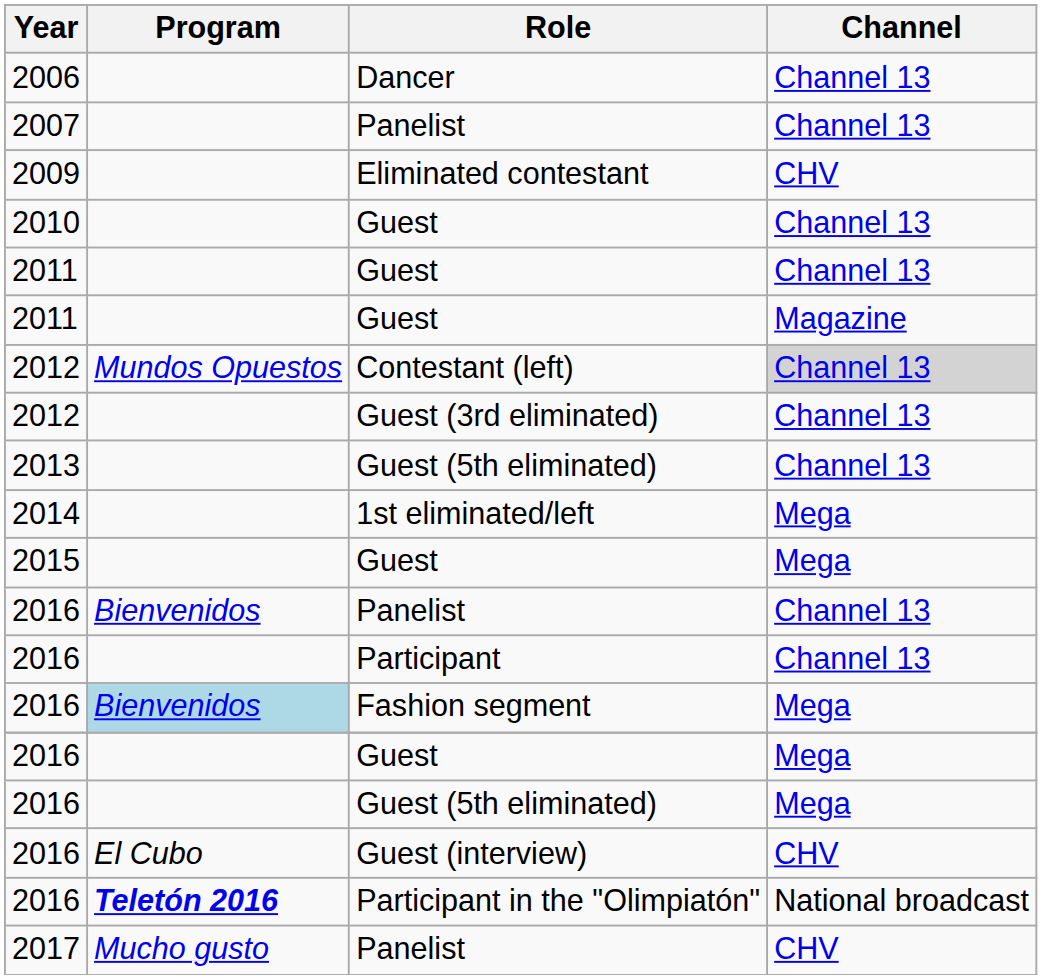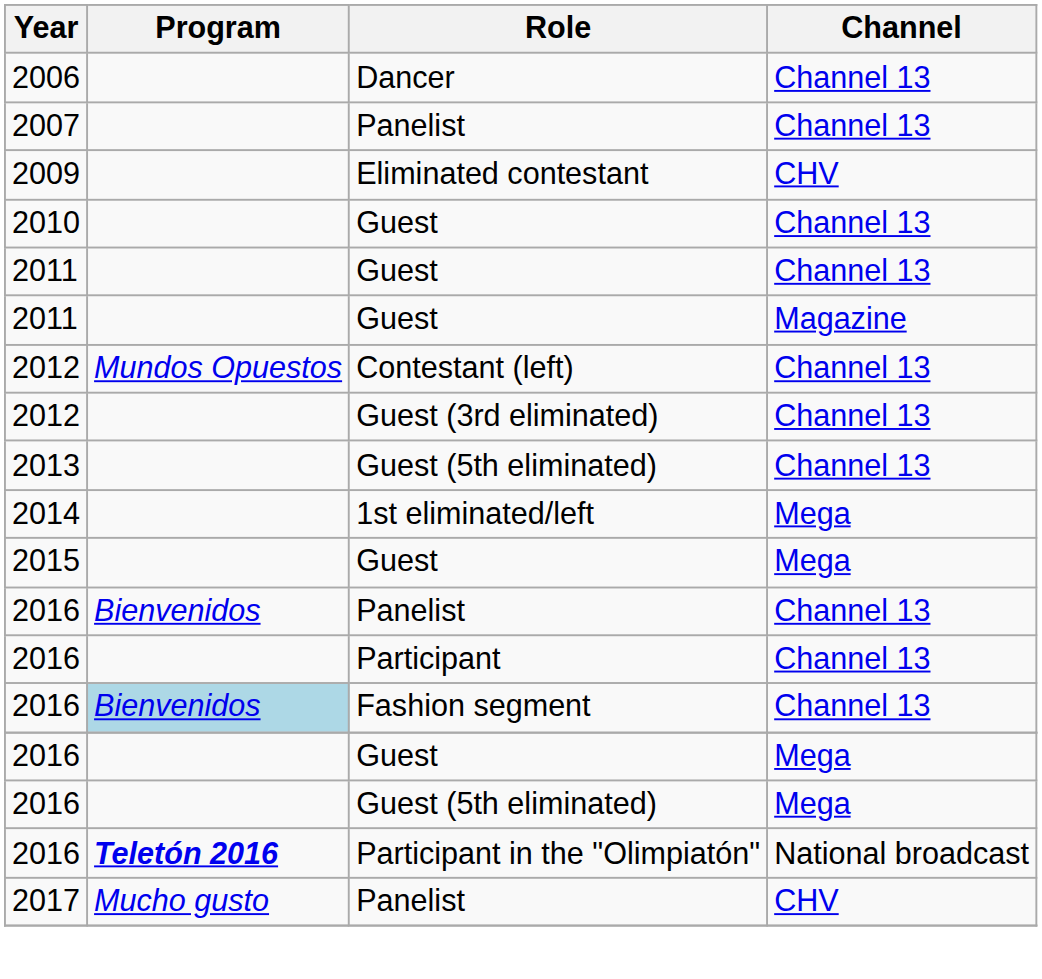(852, 367) lightgrey background -> (852, 367) no background
(812, 707) Mega -> (852, 707) Channel 13
- row: (46, 852)
